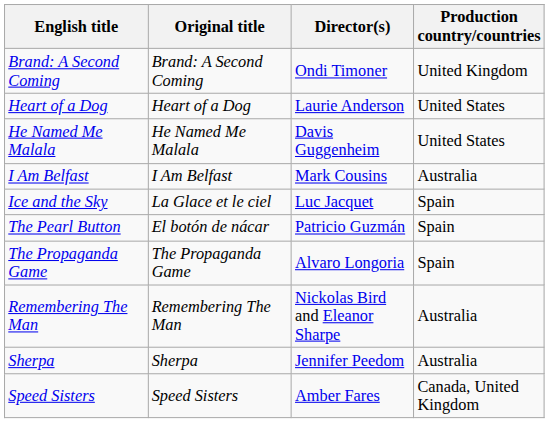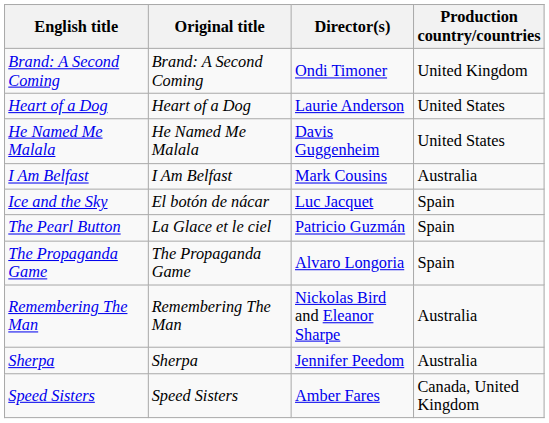(211, 201) La Glace et le ciel -> (210, 201) El botón de nácar
(210, 227) El botón de nácar -> (211, 227) La Glace et le ciel
